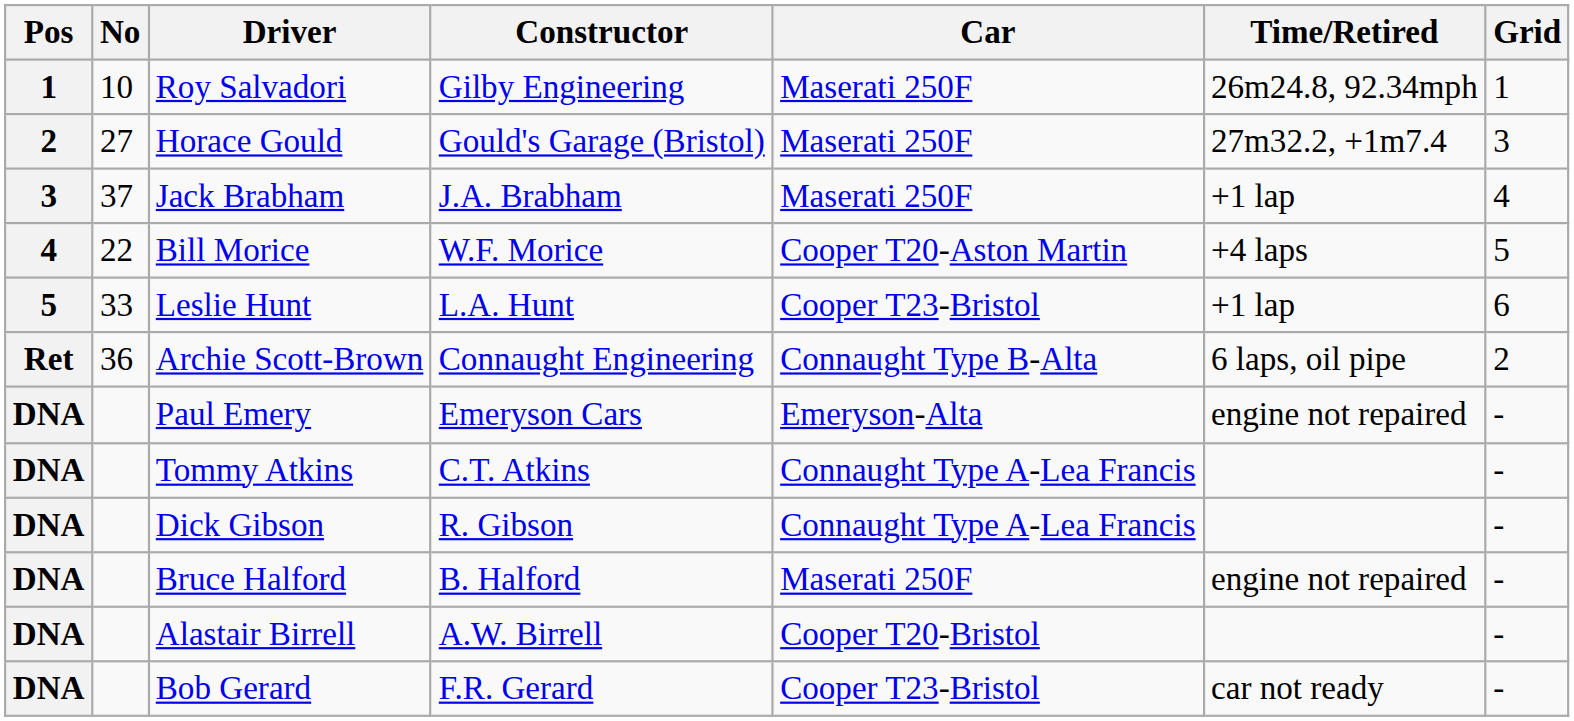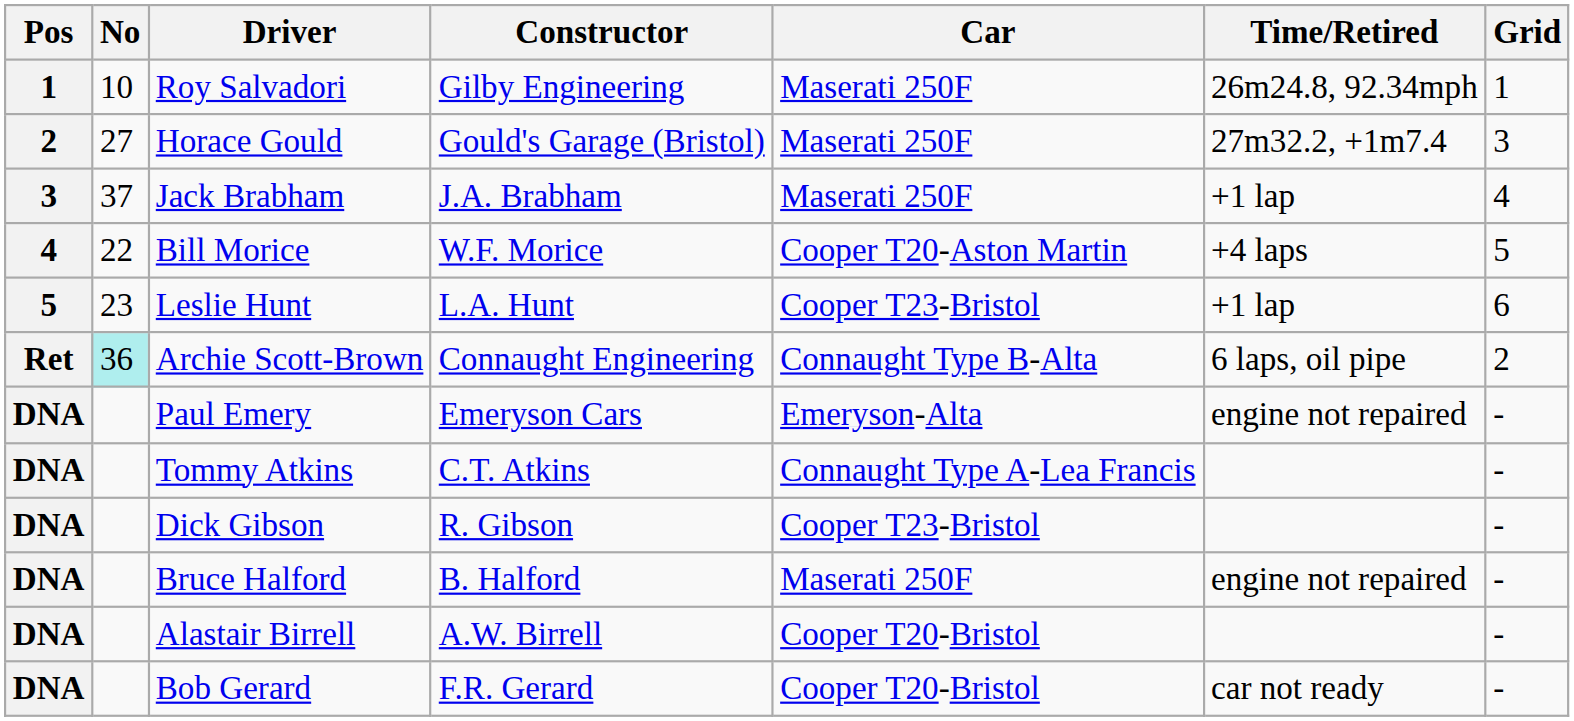(116, 305) 33 -> (116, 305) 23
(116, 359) no background -> (116, 359) paleturquoise background
(988, 523) Connaught Type A-Lea Francis -> (910, 523) Cooper T23-Bristol
(910, 687) Cooper T23-Bristol -> (910, 687) Cooper T20-Bristol
